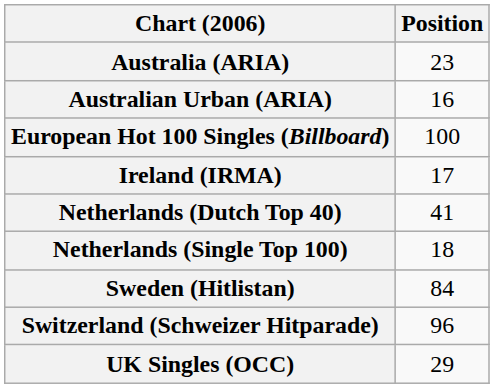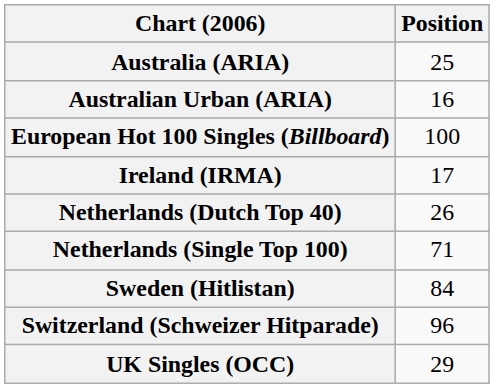(442, 61) 23 -> (442, 61) 25
(442, 212) 41 -> (442, 212) 26
(442, 250) 18 -> (442, 250) 71
